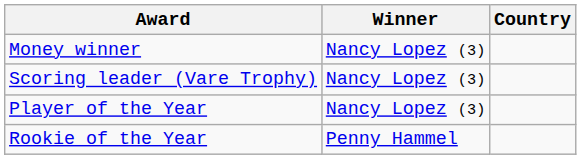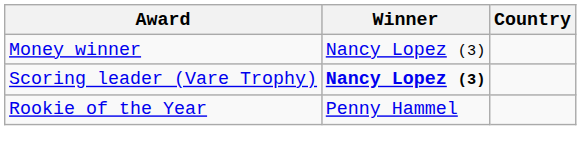(406, 79) normal -> (406, 79) bold
- row: (108, 109)
